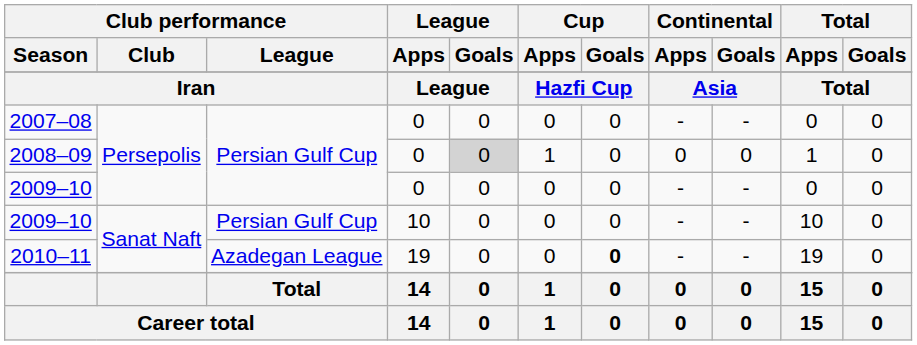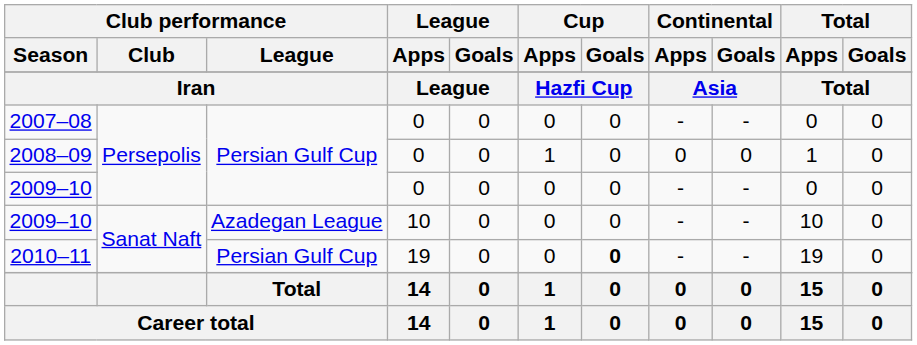(484, 155) lightgrey background -> (484, 155) no background
(297, 222) Persian Gulf Cup -> (297, 222) Azadegan League
(297, 255) Azadegan League -> (297, 255) Persian Gulf Cup
